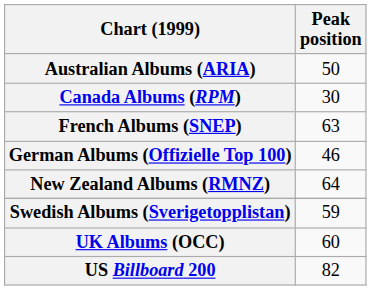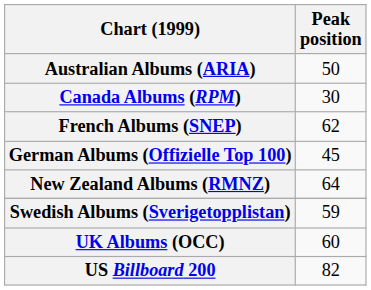(331, 126) 63 -> (331, 126) 62
(331, 155) 46 -> (331, 155) 45
